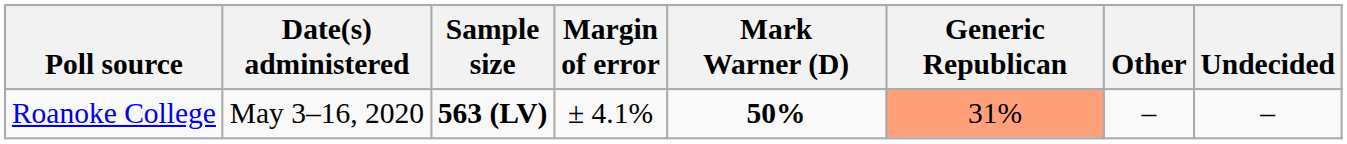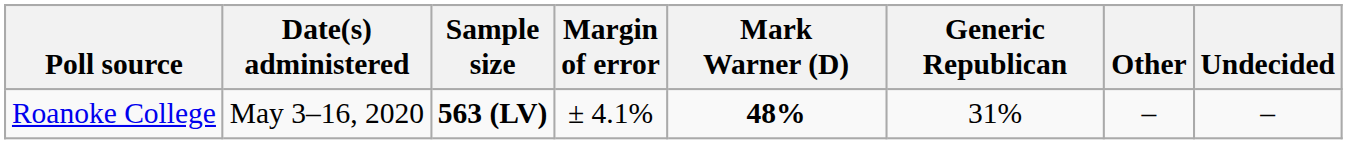(776, 112) 50% -> (776, 112) 48%
(995, 112) lightsalmon background -> (995, 112) no background
